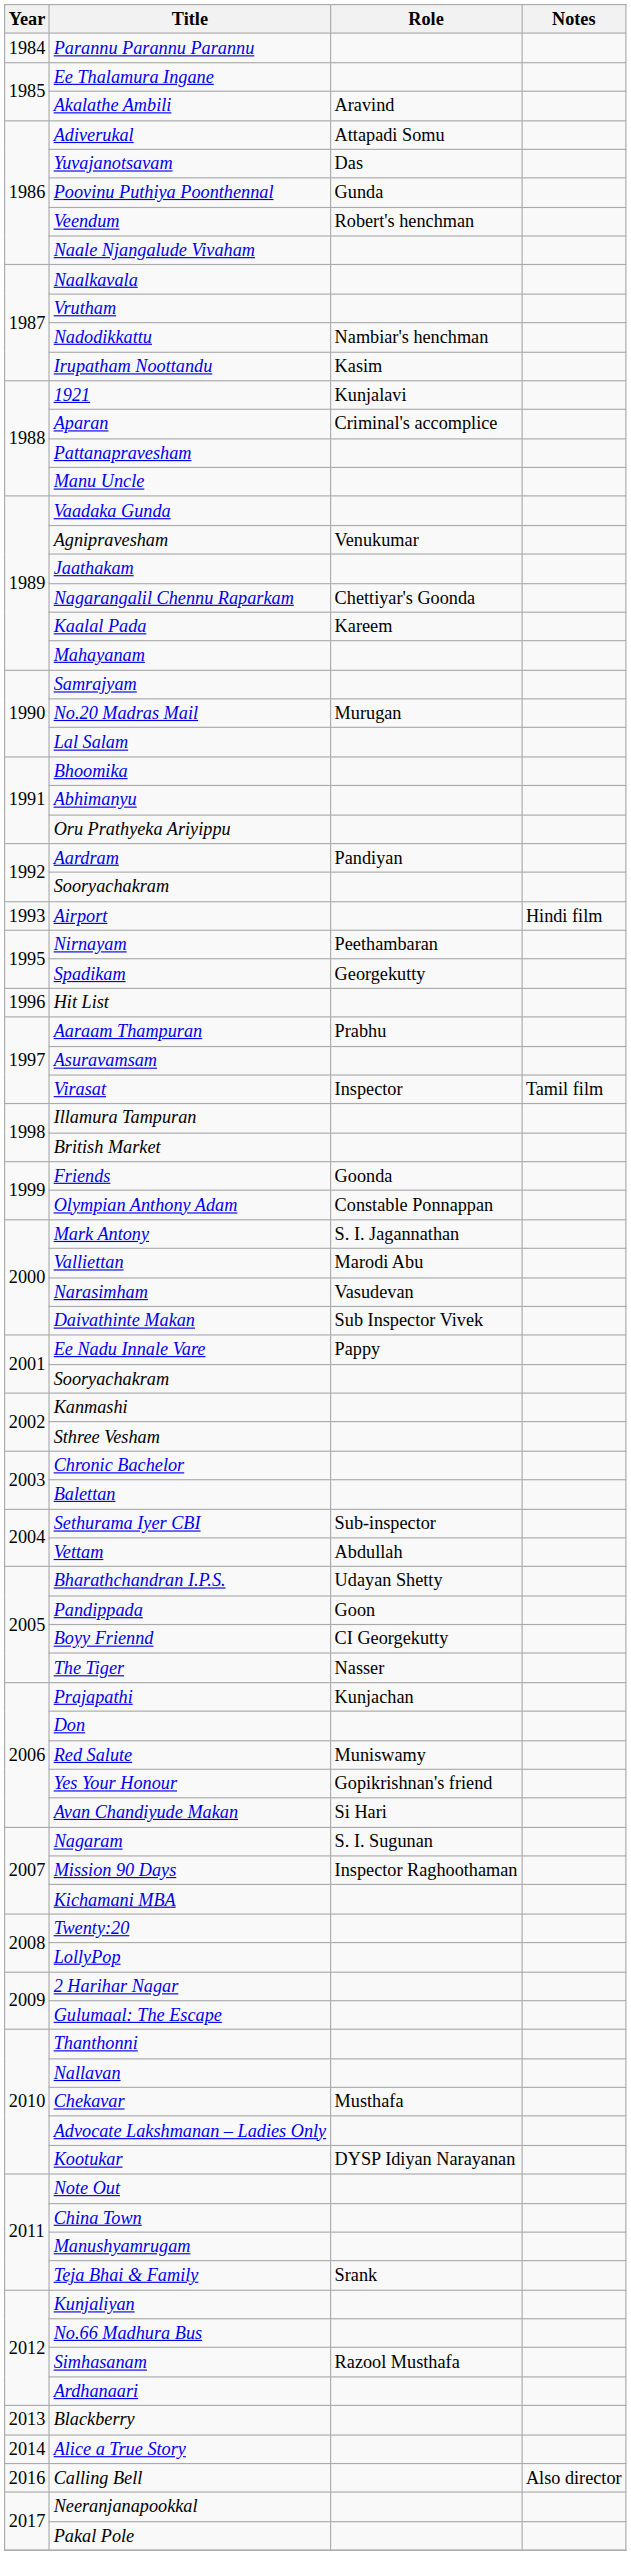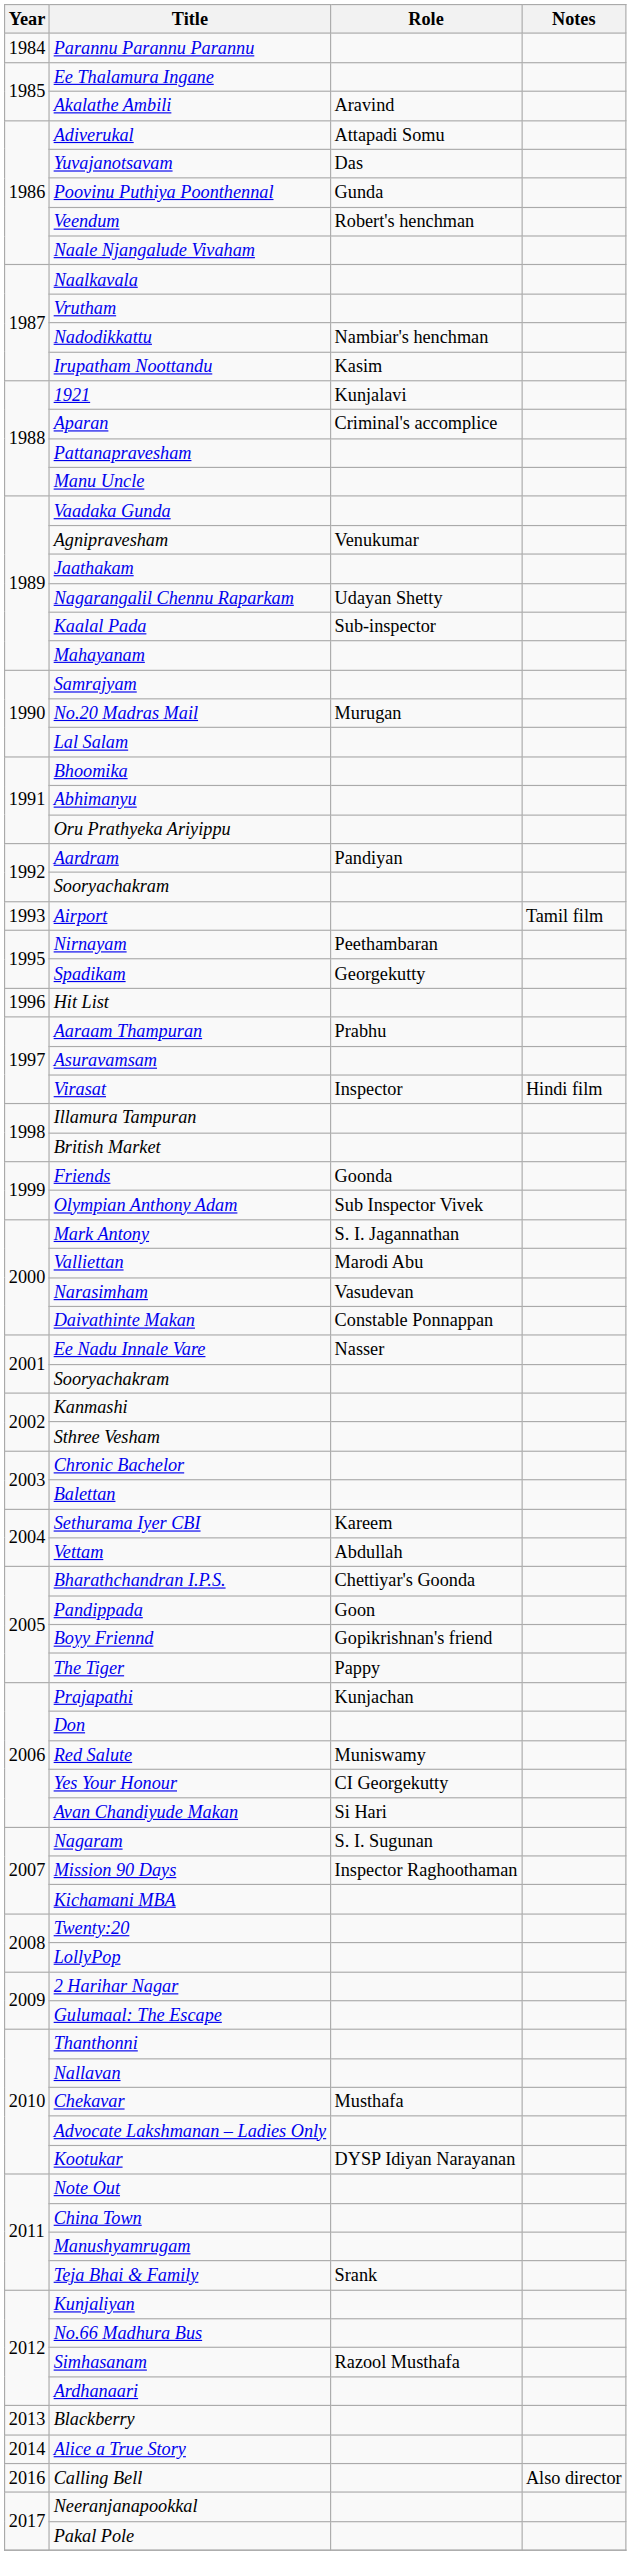(405, 597) Chettiyar's Goonda -> (389, 597) Udayan Shetty
(363, 626) Kareem -> (385, 626) Sub-inspector
(564, 915) Hindi film -> (565, 915) Tamil film
(565, 1089) Tamil film -> (564, 1089) Hindi film
(414, 1204) Constable Ponnappan -> (409, 1204) Sub Inspector Vivek
(409, 1320) Sub Inspector Vivek -> (414, 1320) Constable Ponnappan
(357, 1349) Pappy -> (359, 1349) Nasser
(385, 1523) Sub-inspector -> (363, 1523) Kareem
(389, 1581) Udayan Shetty -> (405, 1581) Chettiyar's Goonda
(391, 1638) CI Georgekutty -> (414, 1638) Gopikrishnan's friend
(359, 1667) Nasser -> (357, 1667) Pappy
(414, 1783) Gopikrishnan's friend -> (391, 1783) CI Georgekutty
